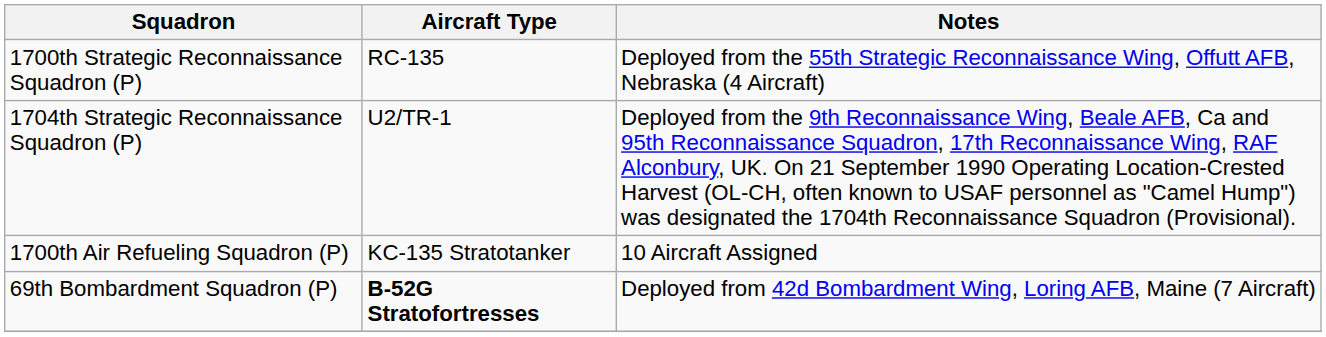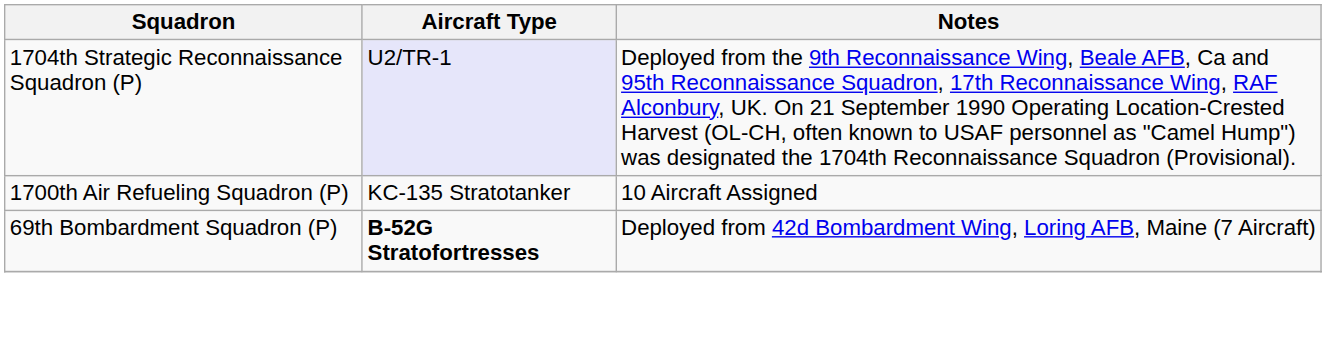- row: (176, 69)
(410, 117) no background -> (410, 57) lavender background
